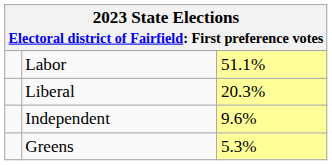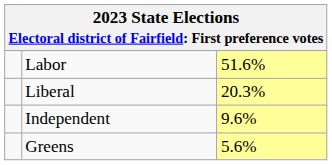(243, 64) 51.1% -> (243, 64) 51.6%
(239, 145) 5.3% -> (239, 145) 5.6%
